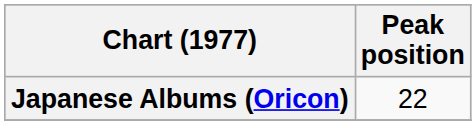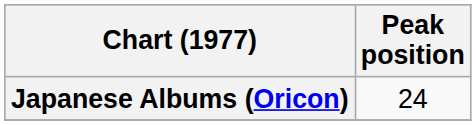(413, 98) 22 -> (413, 98) 24
